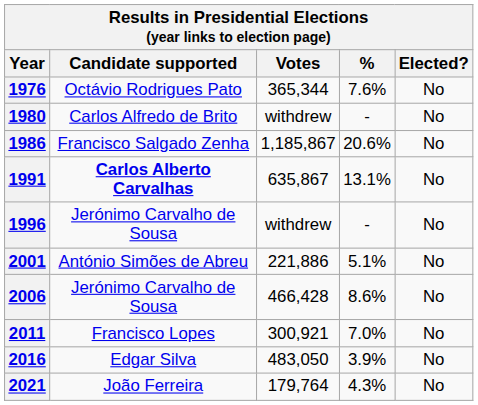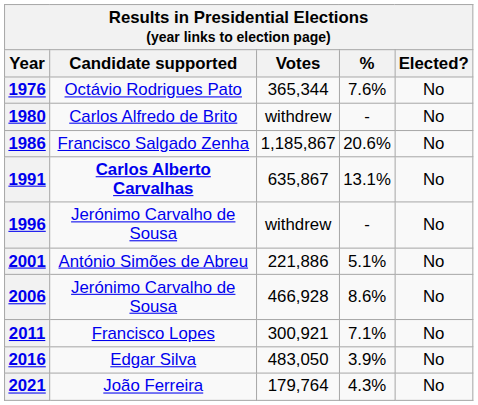(298, 297) 466,428 -> (298, 297) 466,928
(367, 333) 7.0% -> (367, 333) 7.1%
